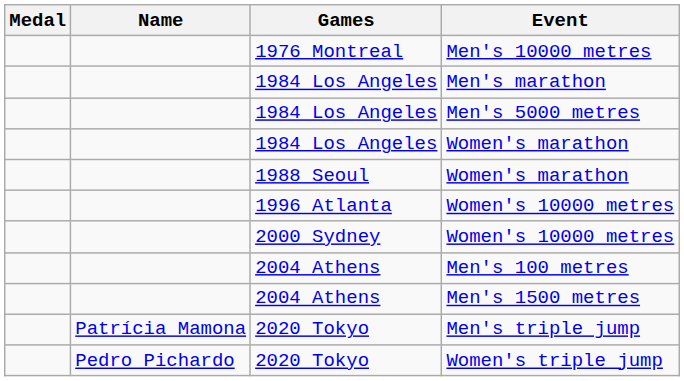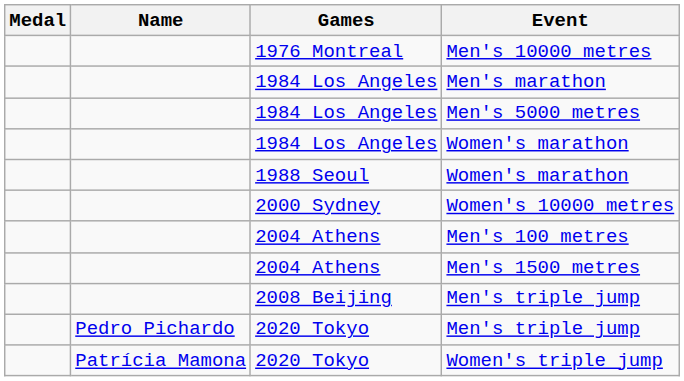- row: (323, 206)
+ row: (323, 299)
(161, 330) Patrícia Mamona -> (155, 330) Pedro Pichardo
(155, 360) Pedro Pichardo -> (161, 360) Patrícia Mamona
